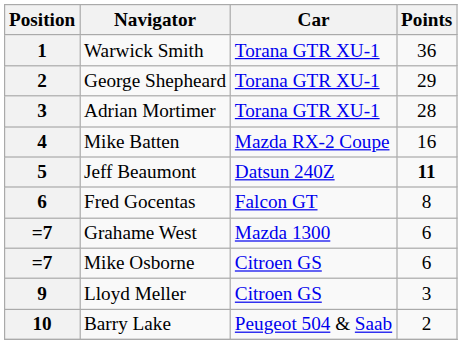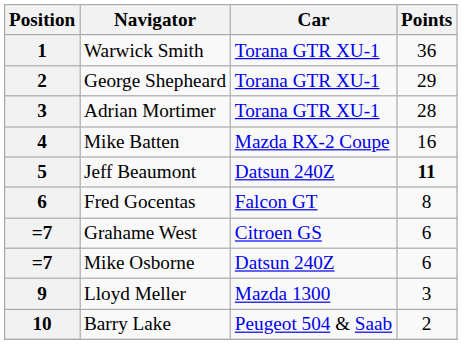(283, 232) Mazda 1300 -> (278, 232) Citroen GS
(278, 263) Citroen GS -> (285, 263) Datsun 240Z
(278, 293) Citroen GS -> (283, 293) Mazda 1300
